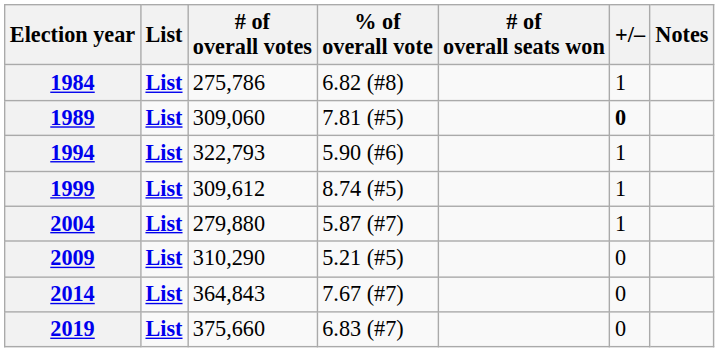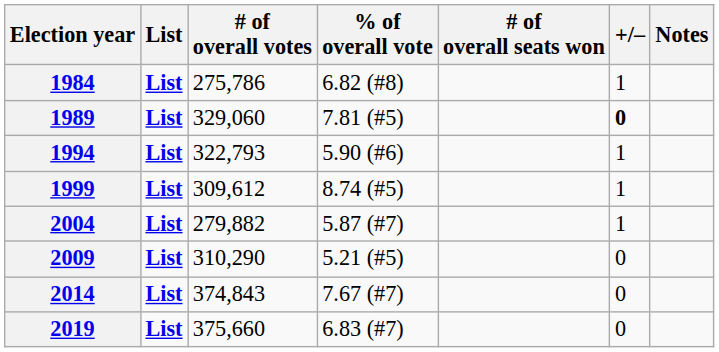(229, 117) 309,060 -> (229, 117) 329,060
(229, 223) 279,880 -> (229, 223) 279,882
(229, 294) 364,843 -> (229, 294) 374,843
